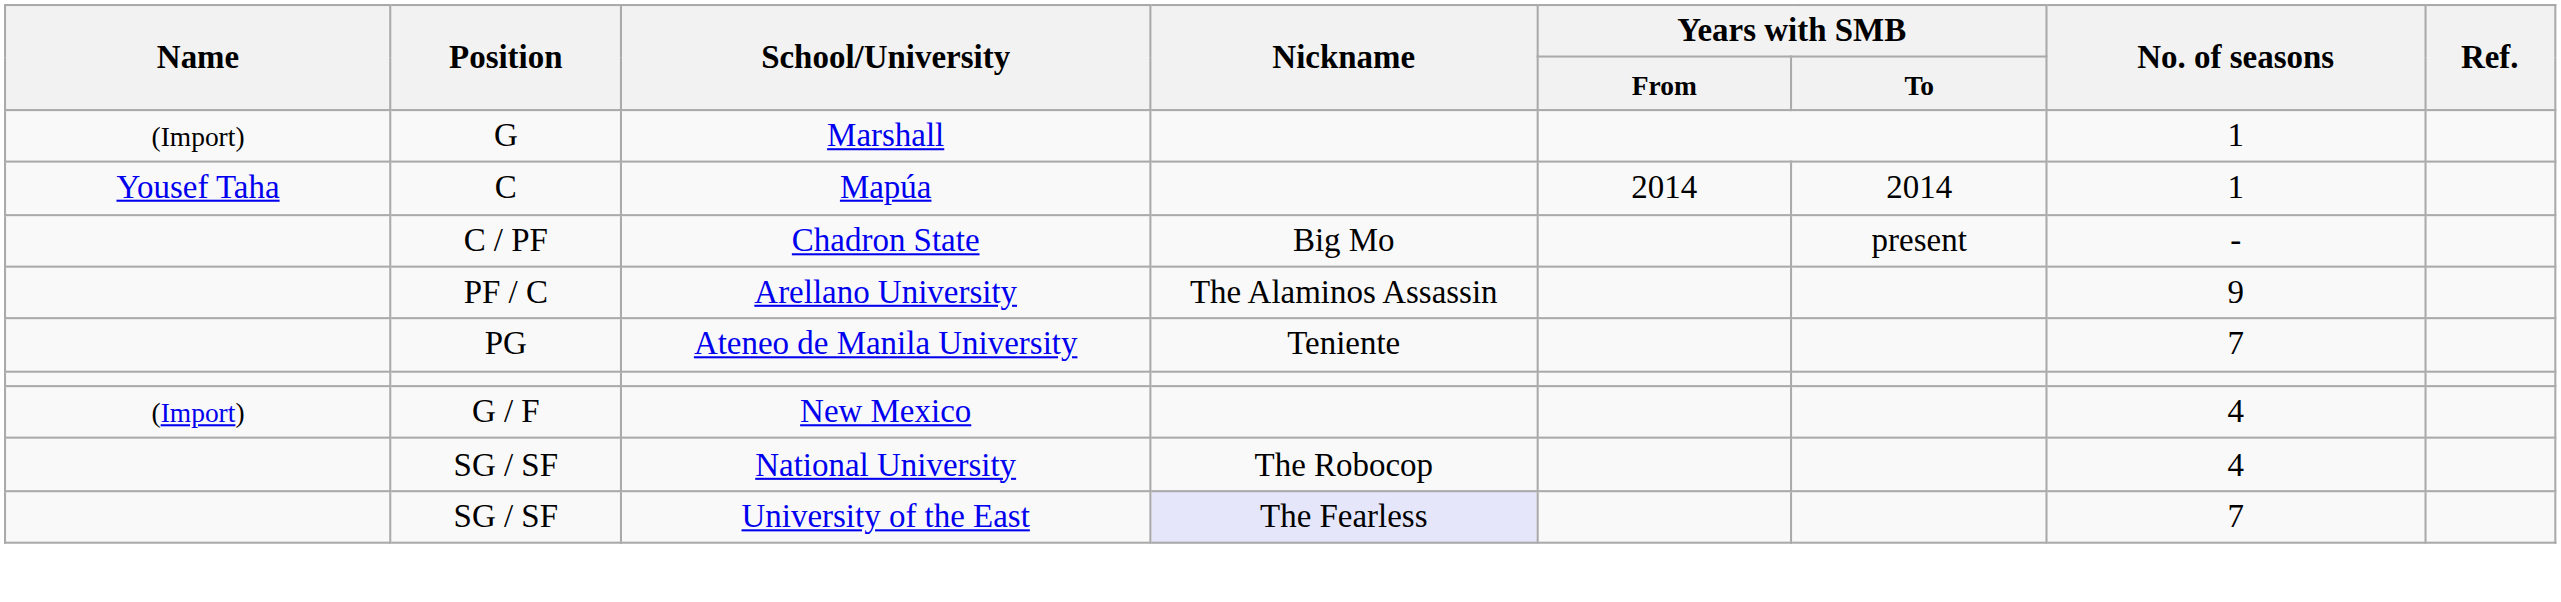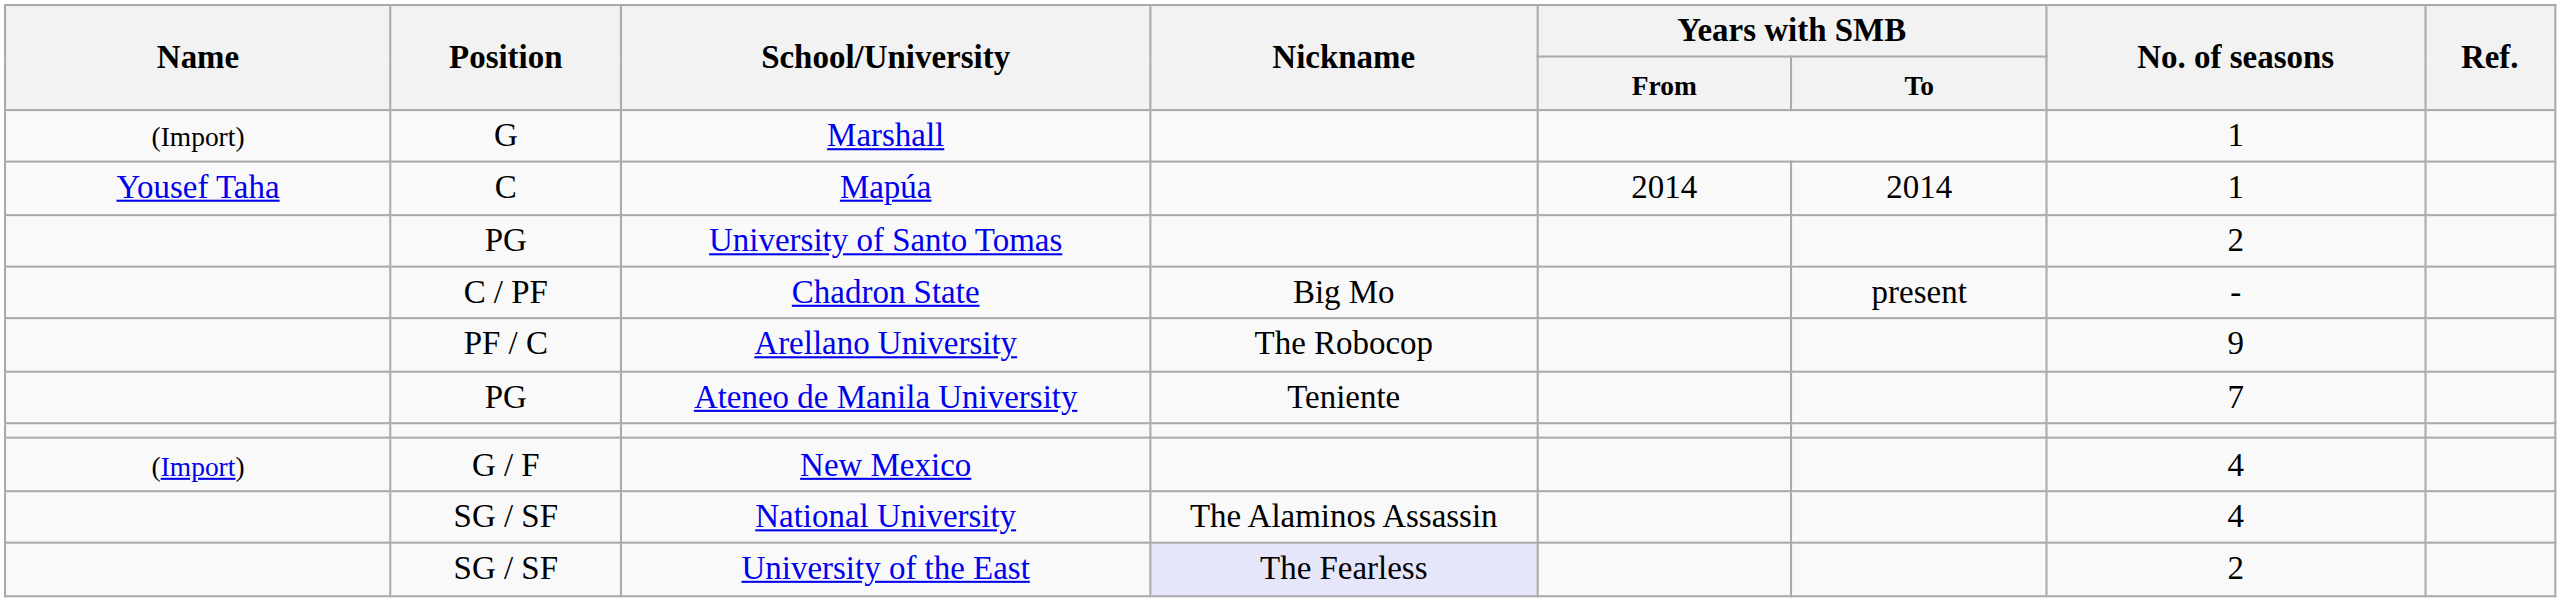+ row: (886, 239)
(1344, 291) The Alaminos Assassin -> (1344, 344) The Robocop
(1344, 464) The Robocop -> (1344, 516) The Alaminos Assassin
(2236, 516) 7 -> (2236, 568) 2
